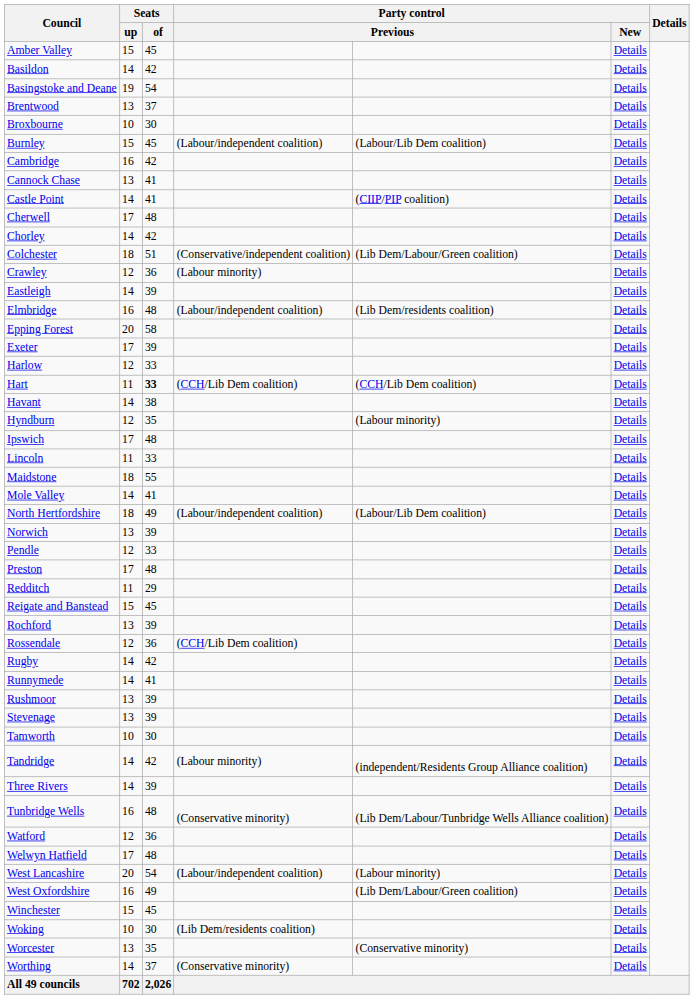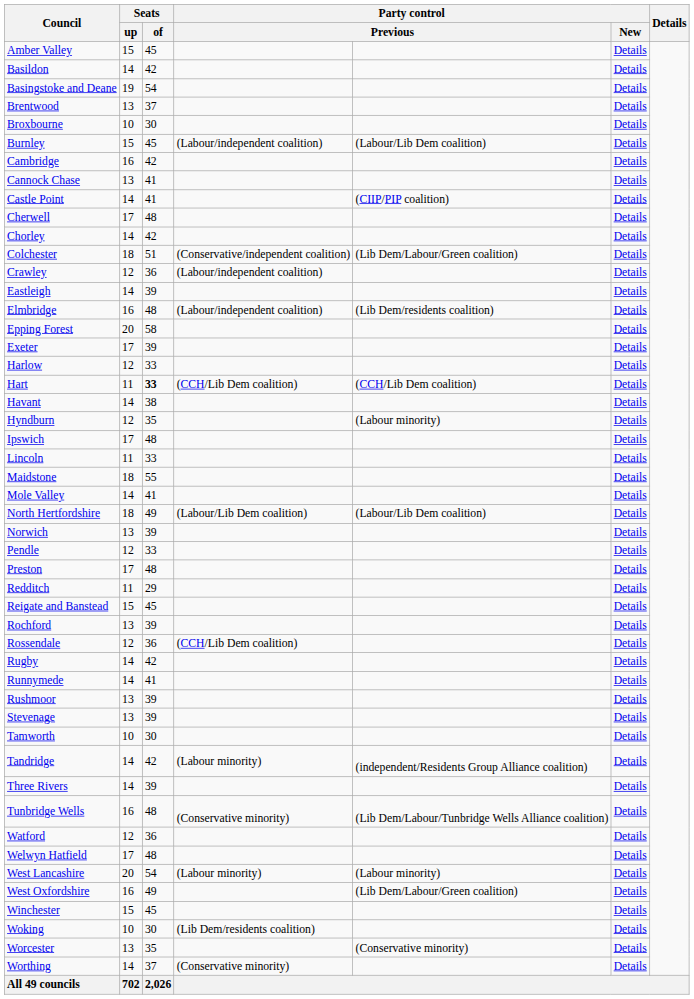(219, 273) (Labour minority) -> (249, 273) (Labour/independent coalition)
(249, 513) (Labour/independent coalition) -> (242, 513) (Labour/Lib Dem coalition)
(249, 873) (Labour/independent coalition) -> (219, 873) (Labour minority)
